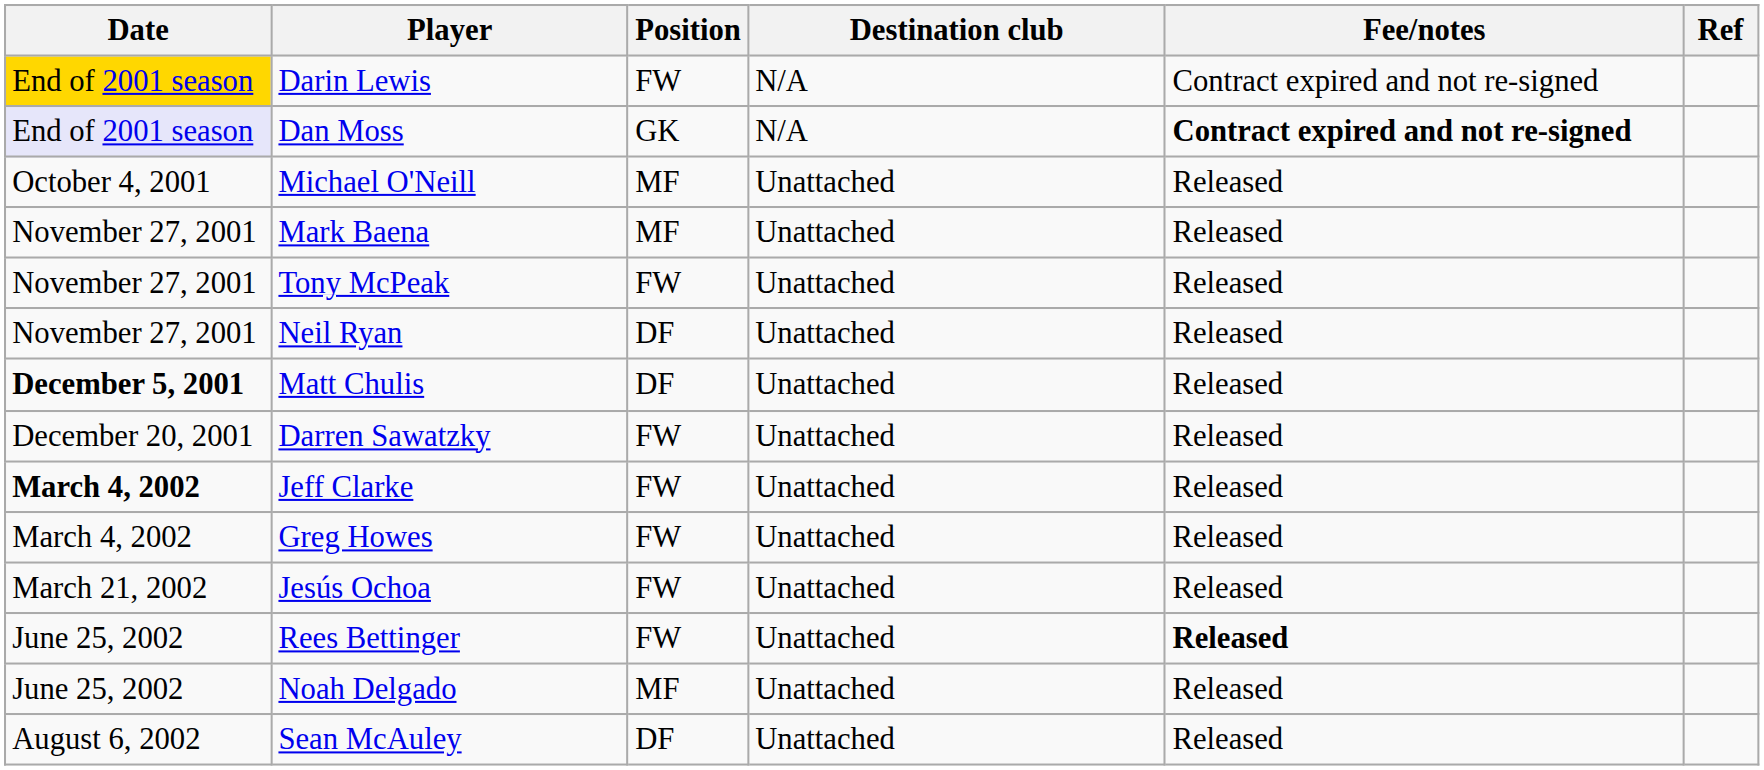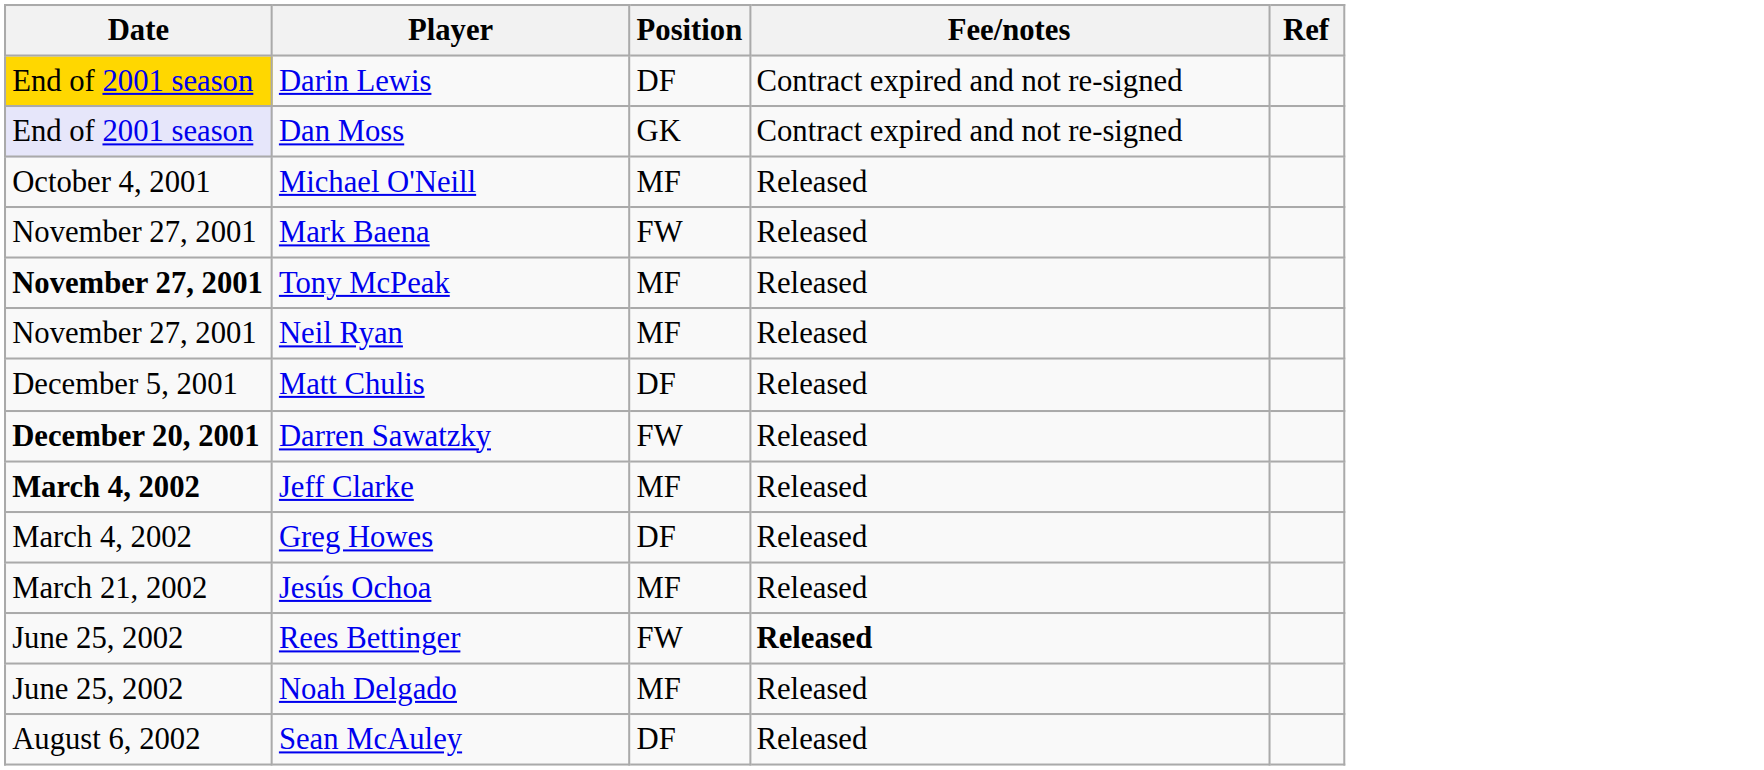- column: (957, 30)
(658, 80) FW -> (656, 80) DF
(1402, 131) bold -> (970, 131) normal
(657, 232) MF -> (660, 232) FW
(134, 283) normal -> (138, 283) bold
(658, 283) FW -> (659, 283) MF
(655, 333) DF -> (659, 333) MF
(128, 384) bold -> (125, 384) normal
(133, 435) normal -> (136, 435) bold
(658, 485) FW -> (659, 485) MF
(658, 536) FW -> (656, 536) DF
(658, 586) FW -> (659, 586) MF
